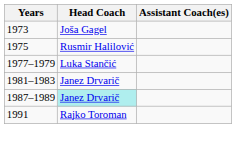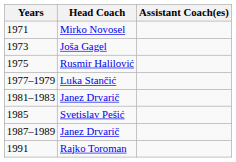+ row: (18, 30)
+ row: (18, 115)
(90, 98) paleturquoise background -> (90, 132) no background
